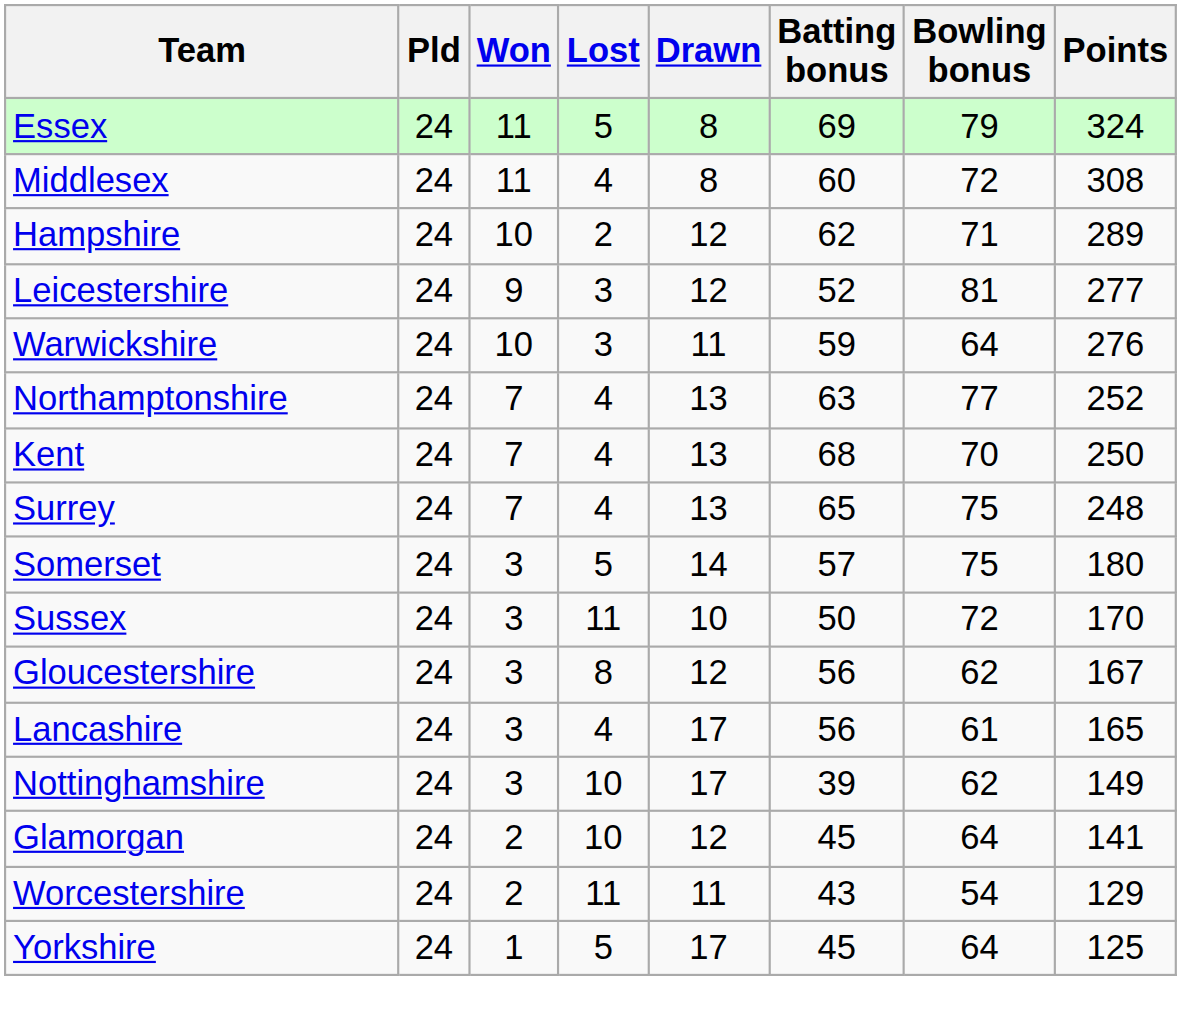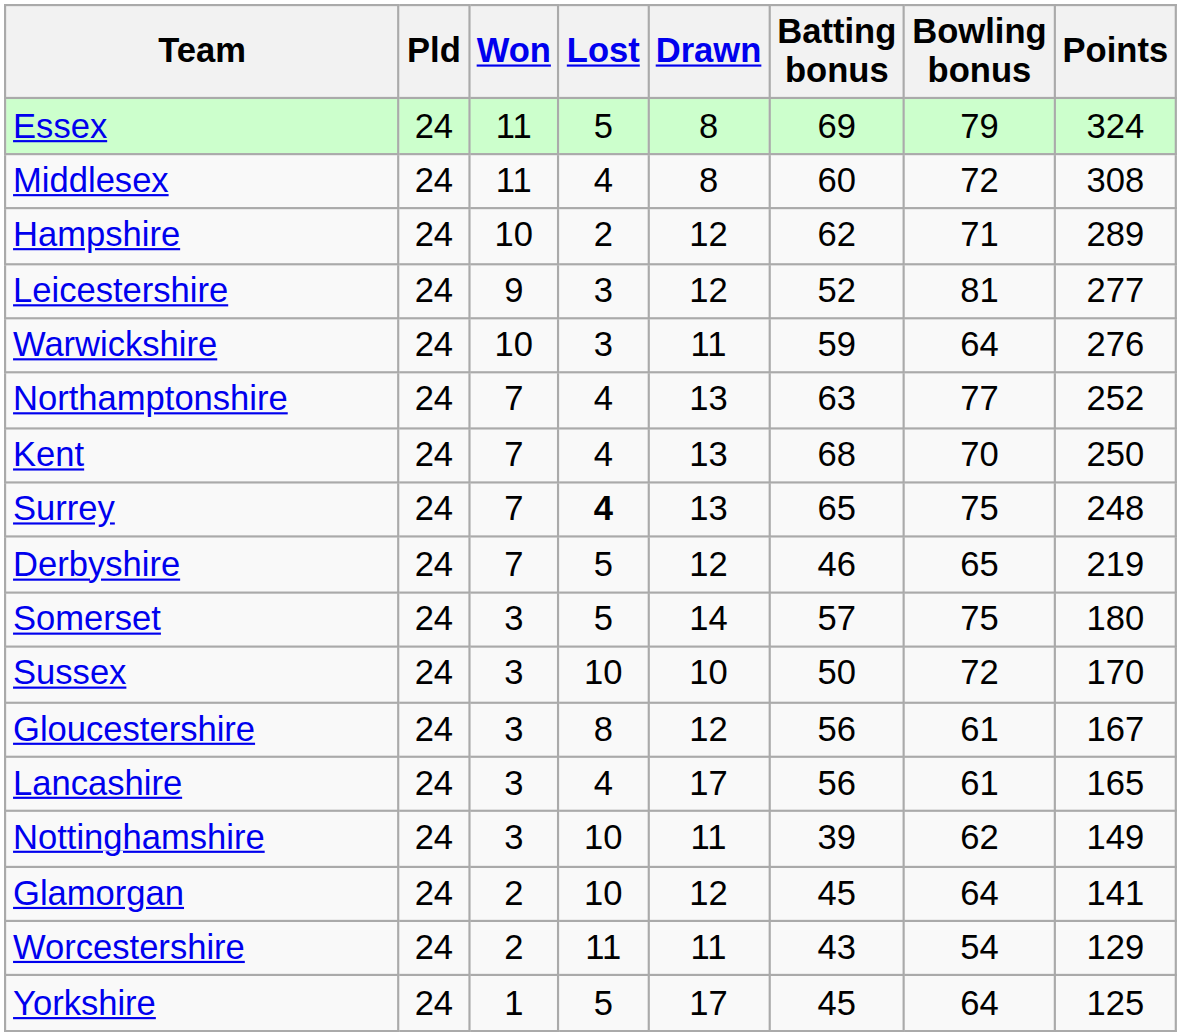(603, 509) normal -> (603, 509) bold
+ row: (97, 564)
(603, 618) 11 -> (603, 673) 10
(979, 673) 62 -> (979, 728) 61
(709, 783) 17 -> (709, 838) 11
